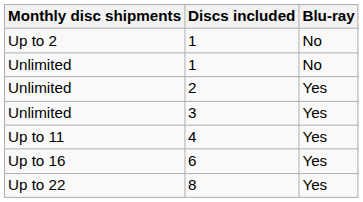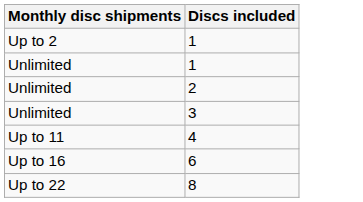- column: (329, 16)
